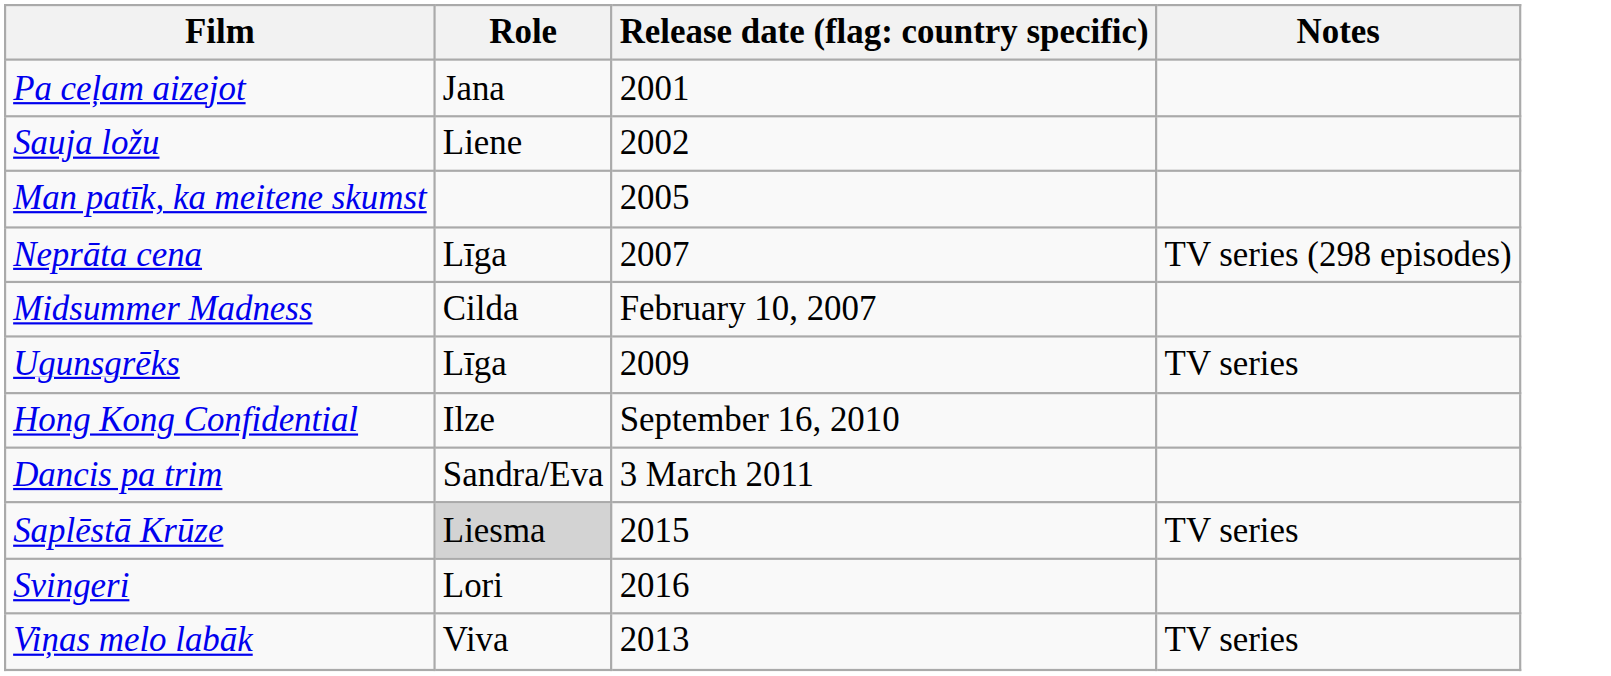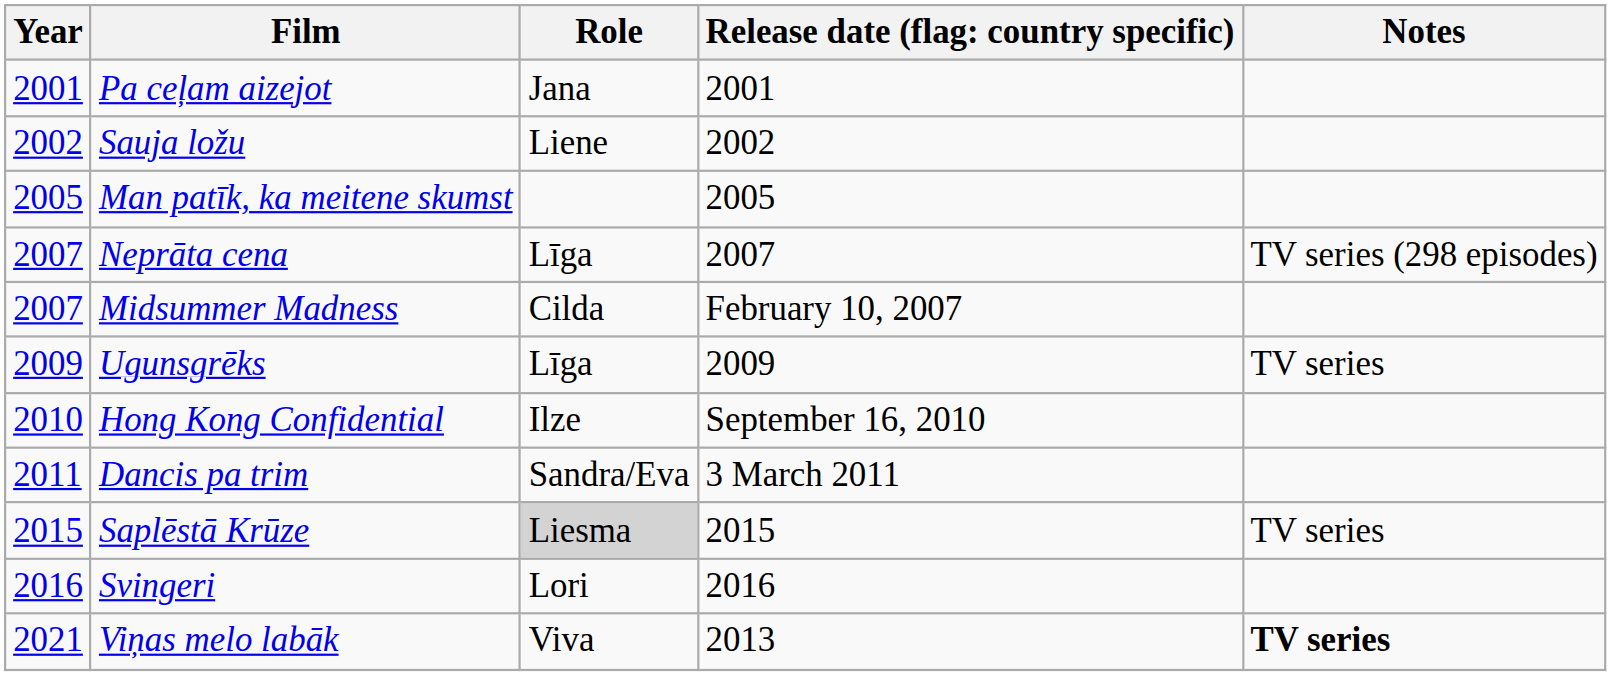+ column: (48, 32)
(1232, 640) normal -> (1320, 640) bold
